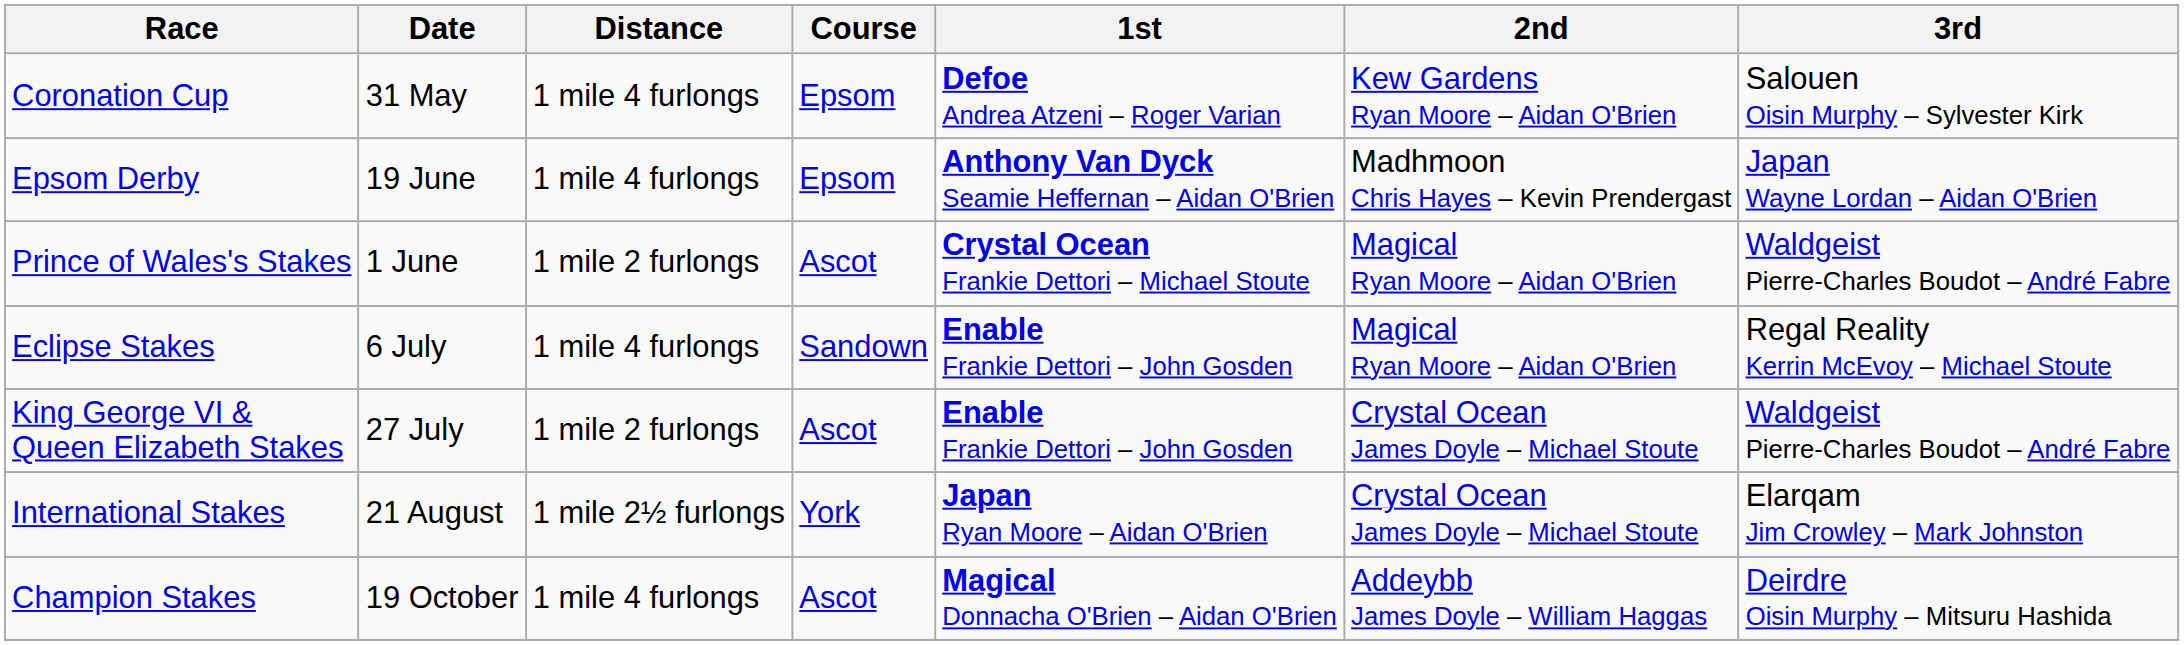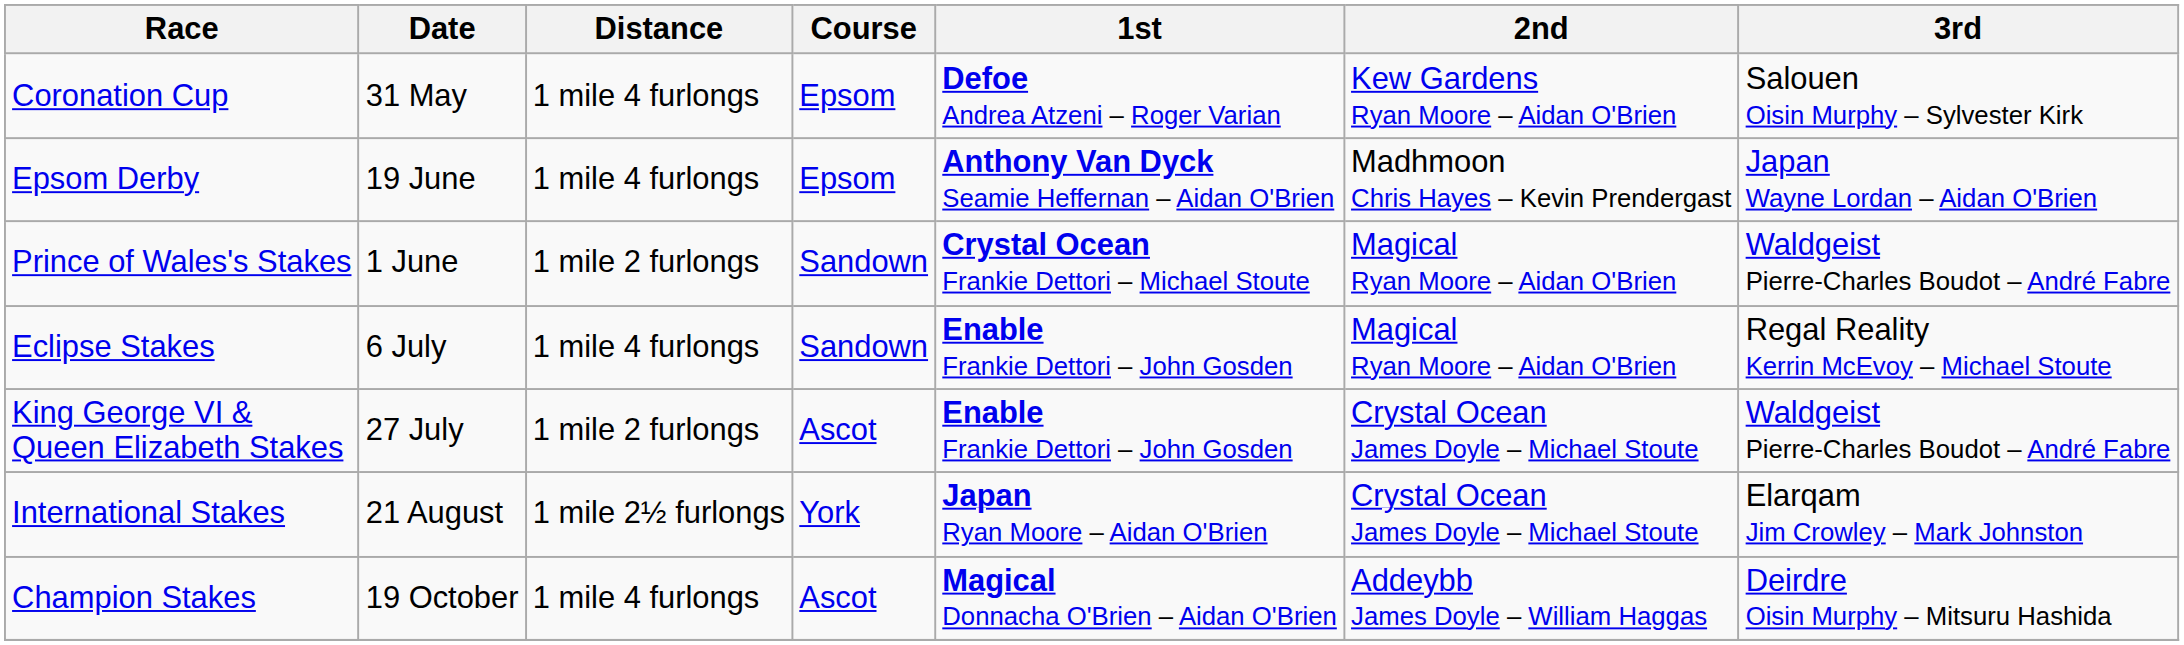(838, 262) Ascot -> (864, 262) Sandown
